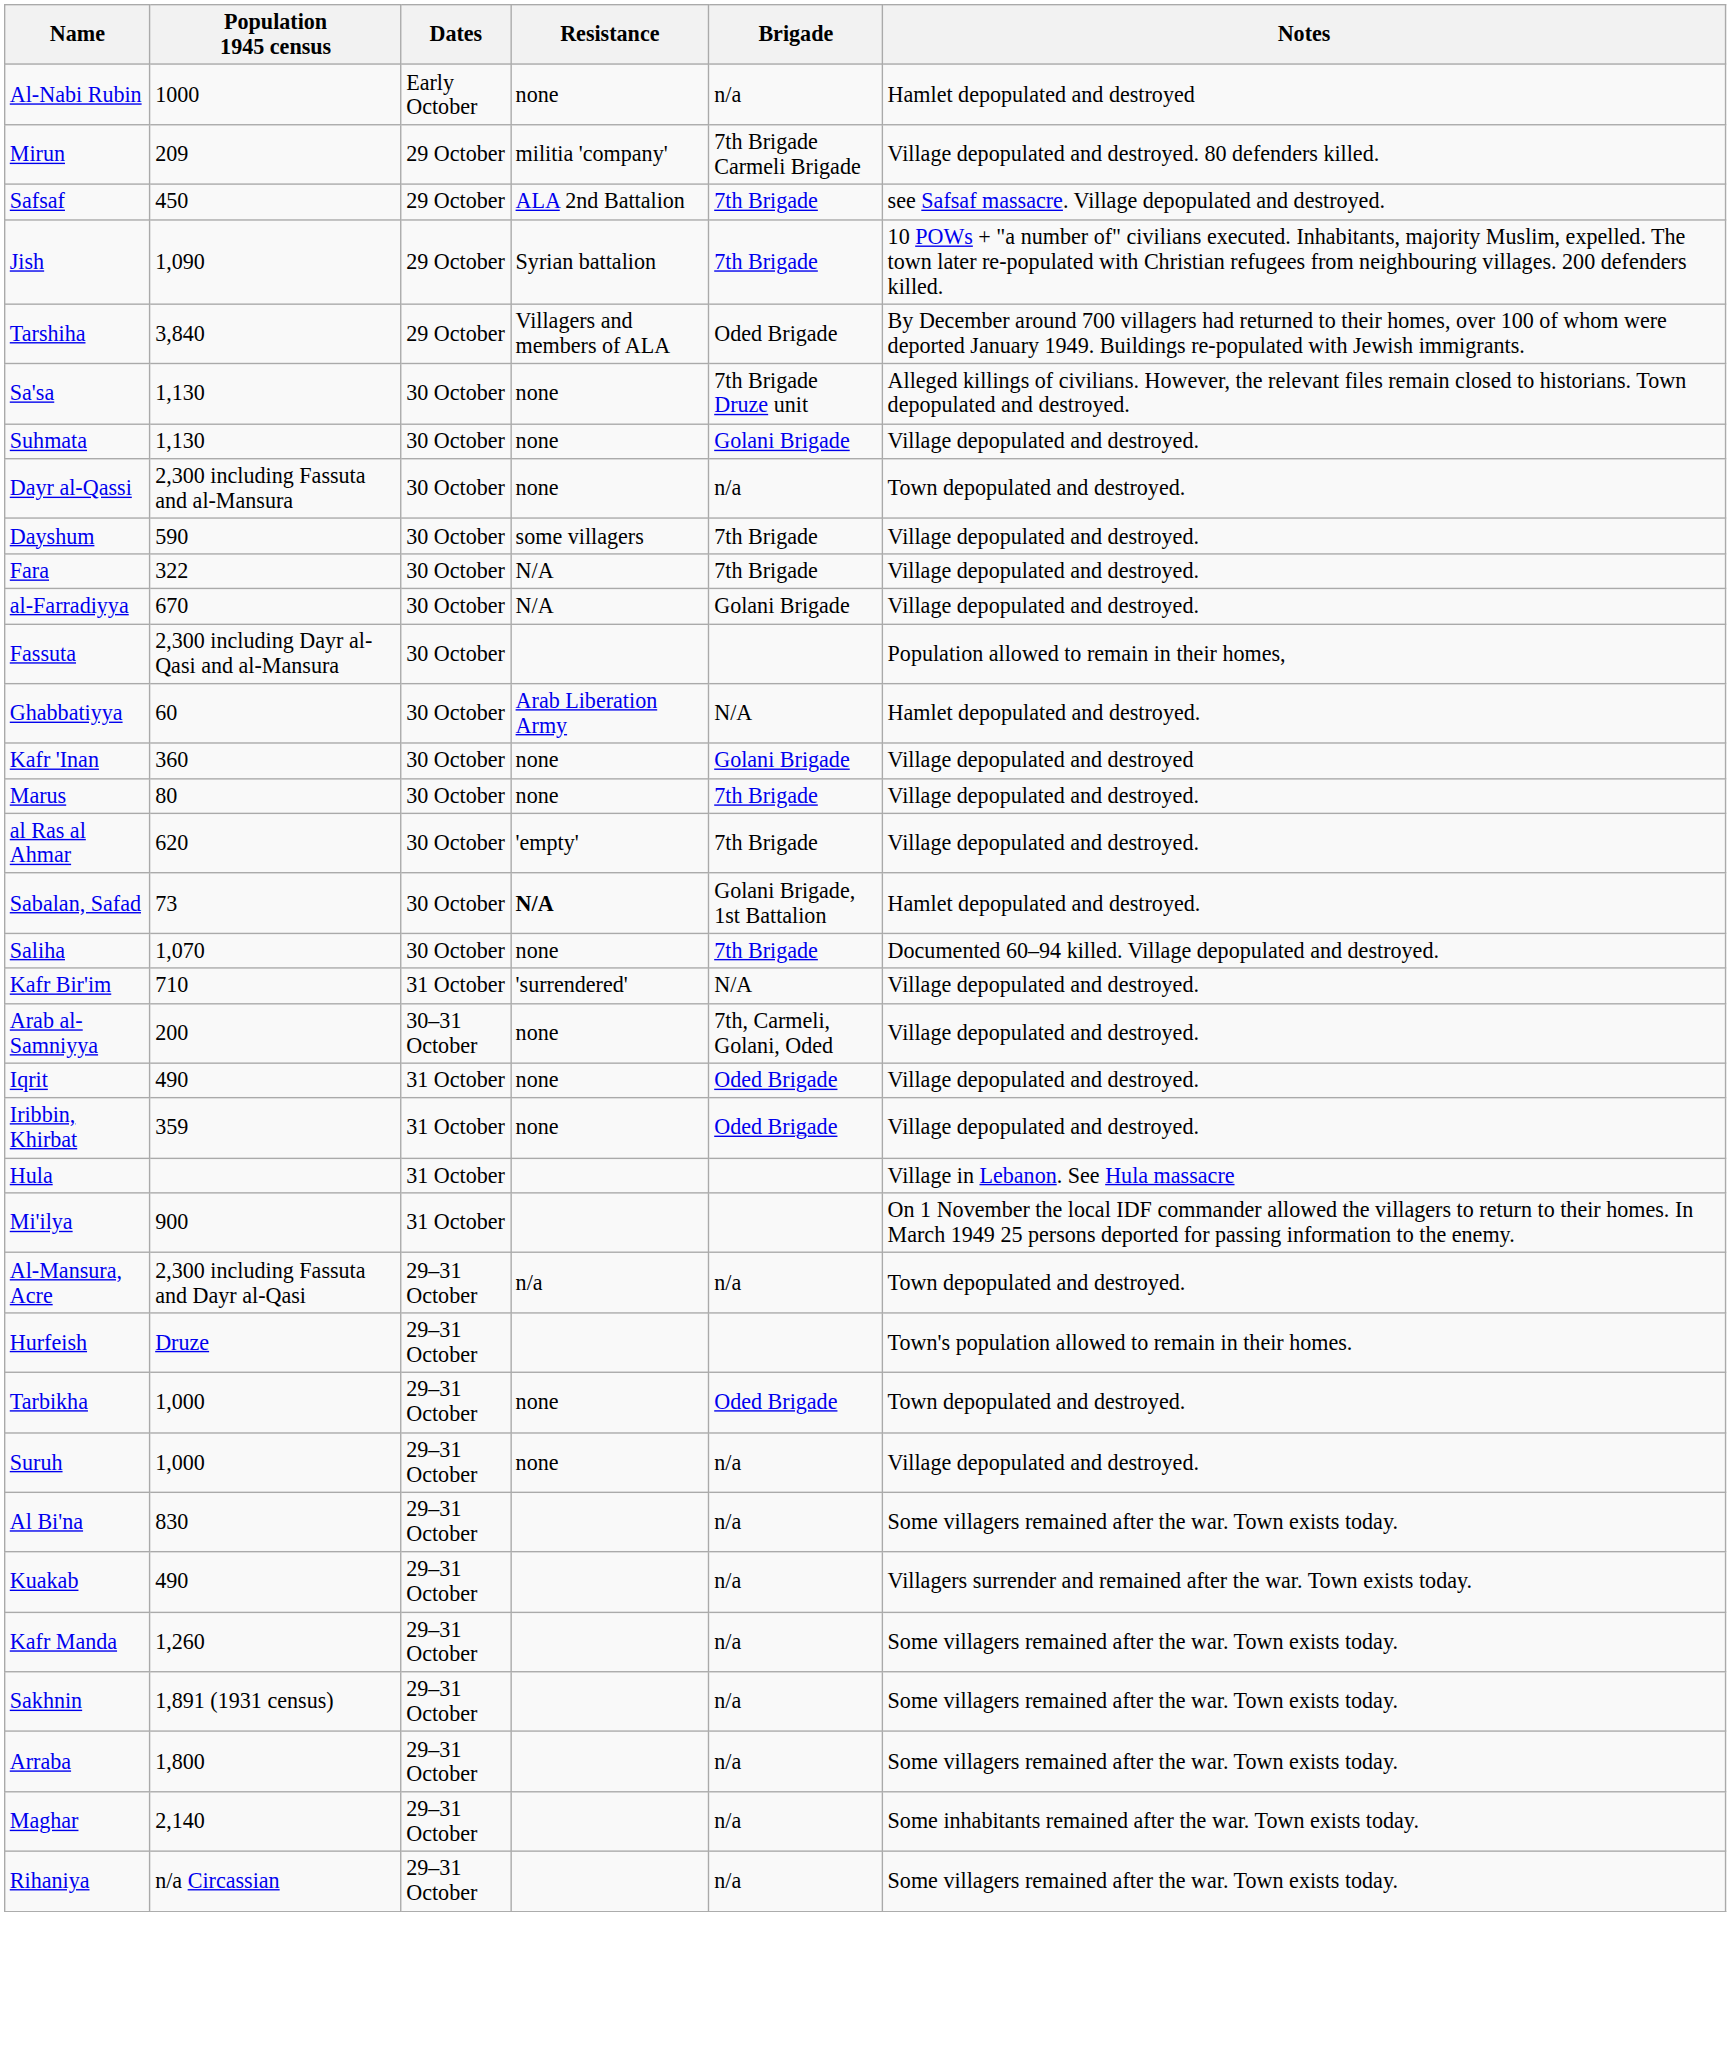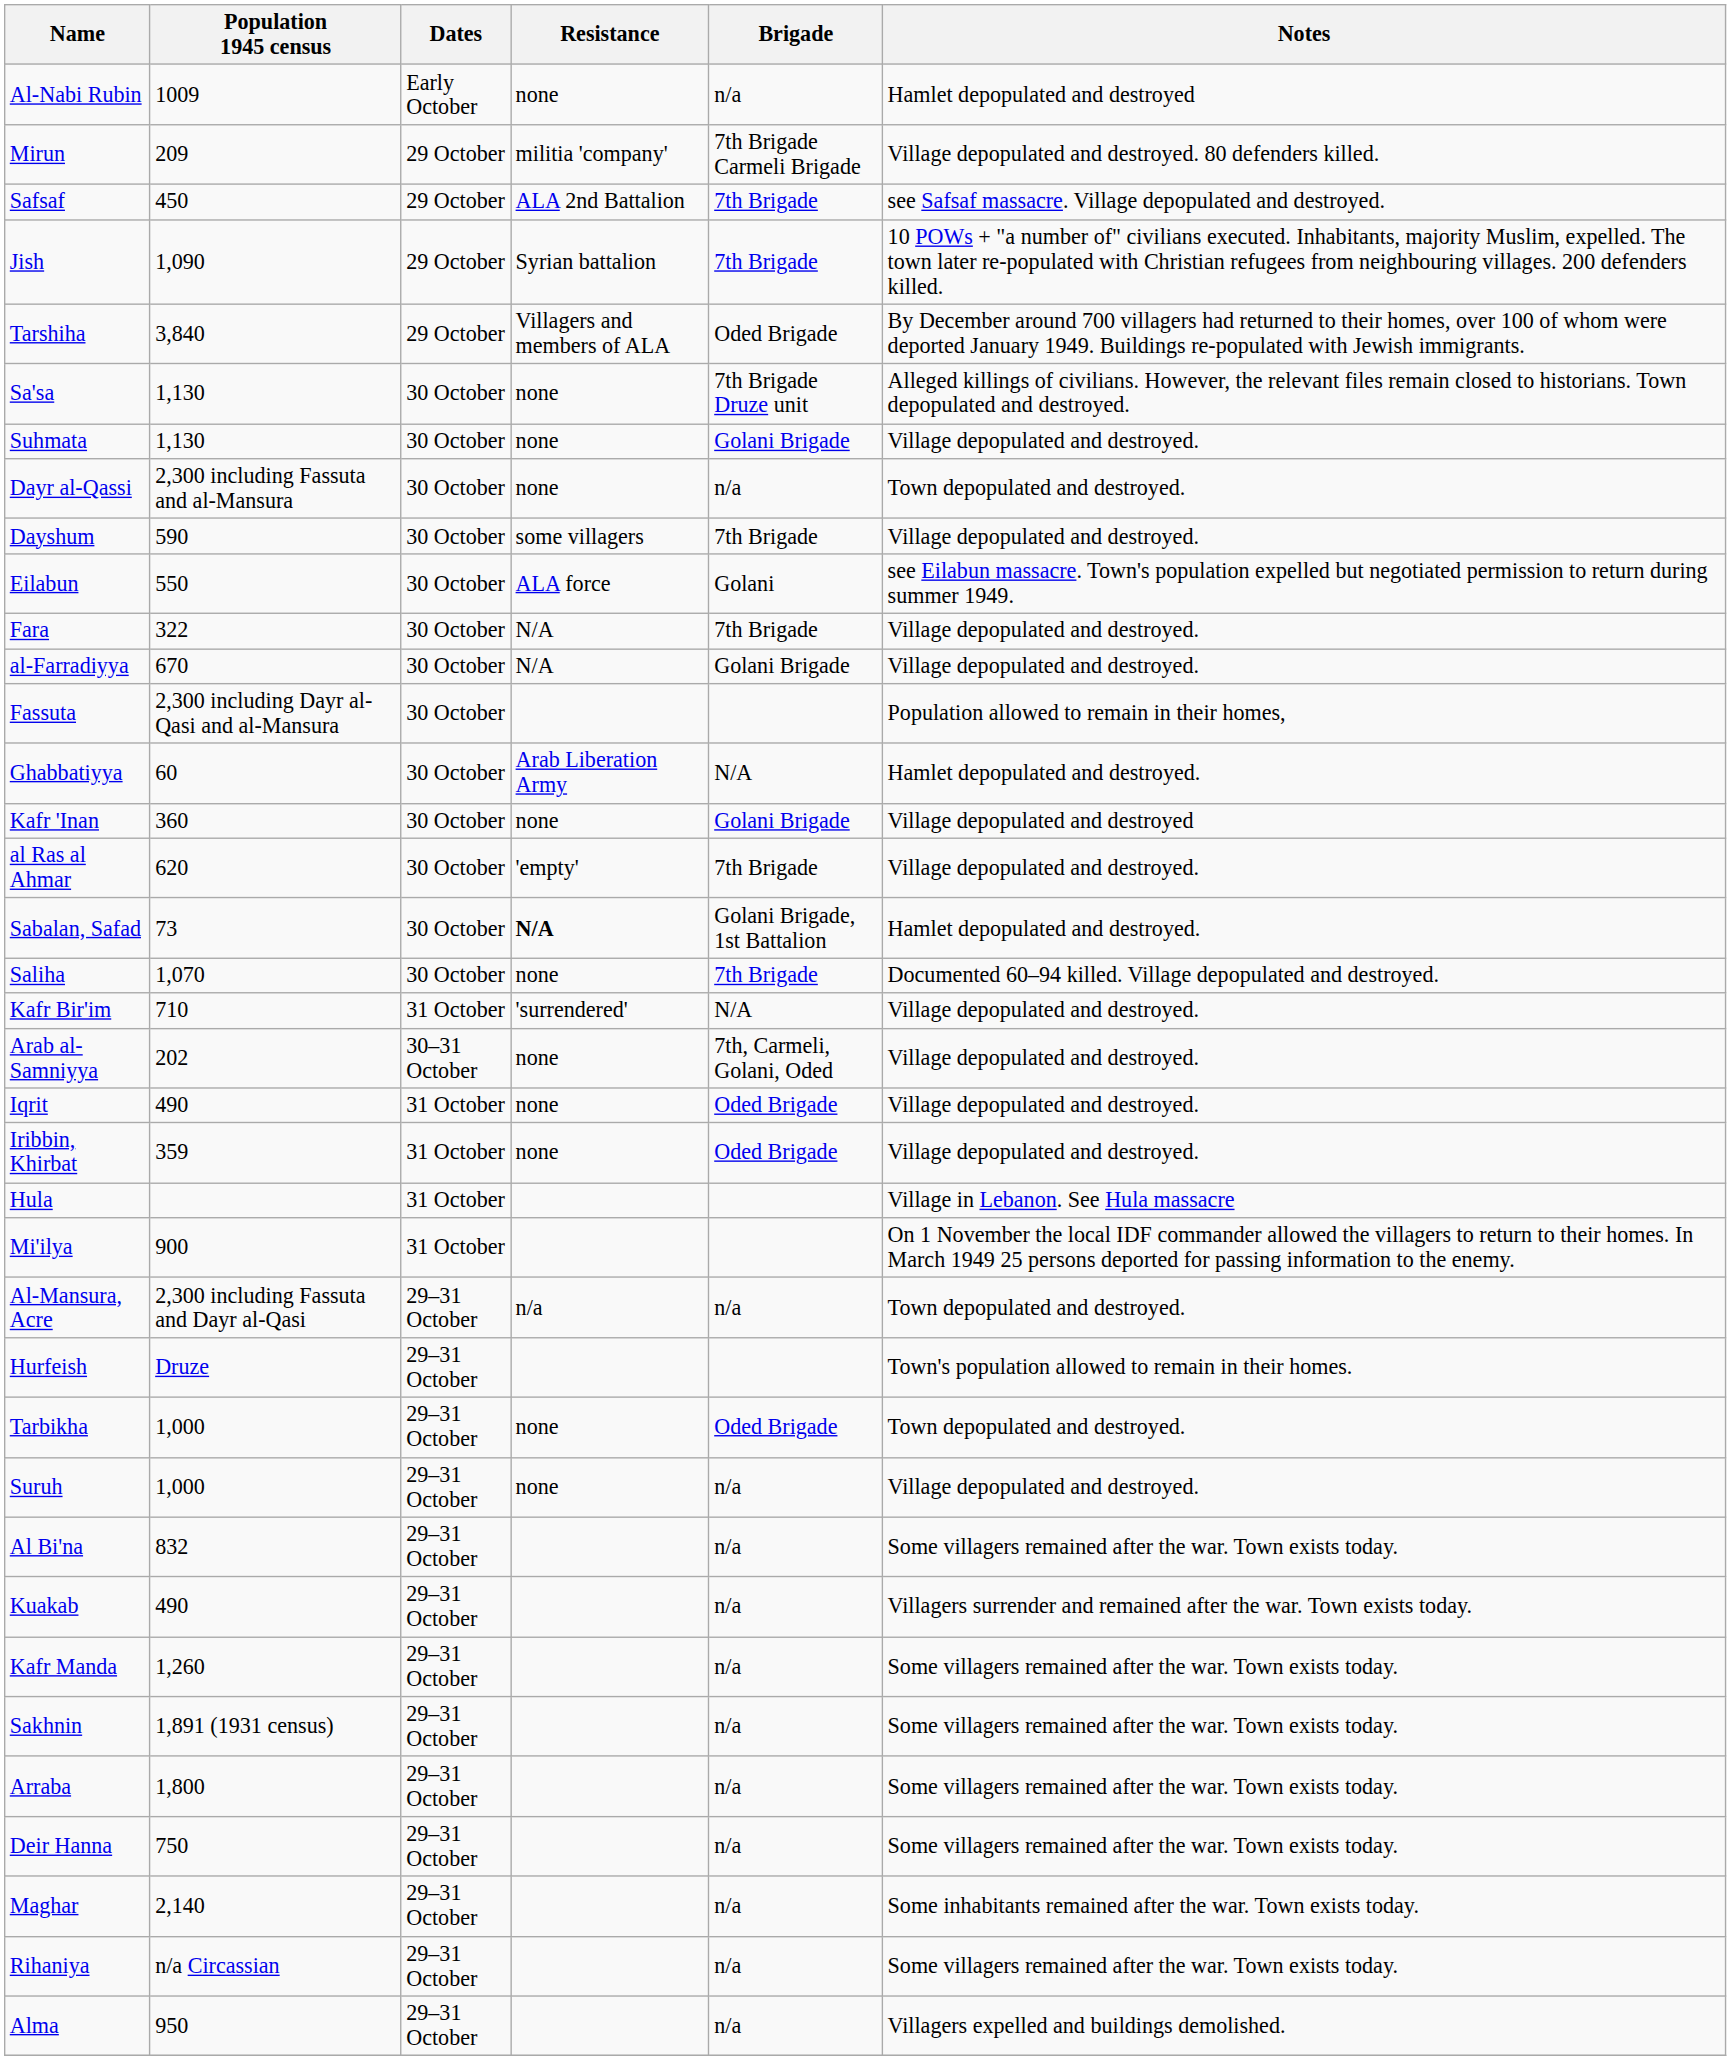(177, 94) 1000 -> (177, 94) 1009
+ row: (44, 583)
- row: (38, 795)
(172, 1032) 200 -> (172, 1057) 202
(172, 1521) 830 -> (172, 1546) 832
+ row: (61, 1846)
+ row: (34, 2025)
